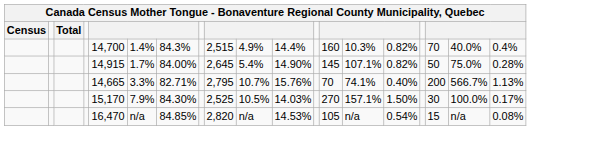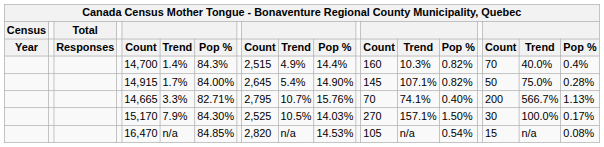+ row: (26, 47)
